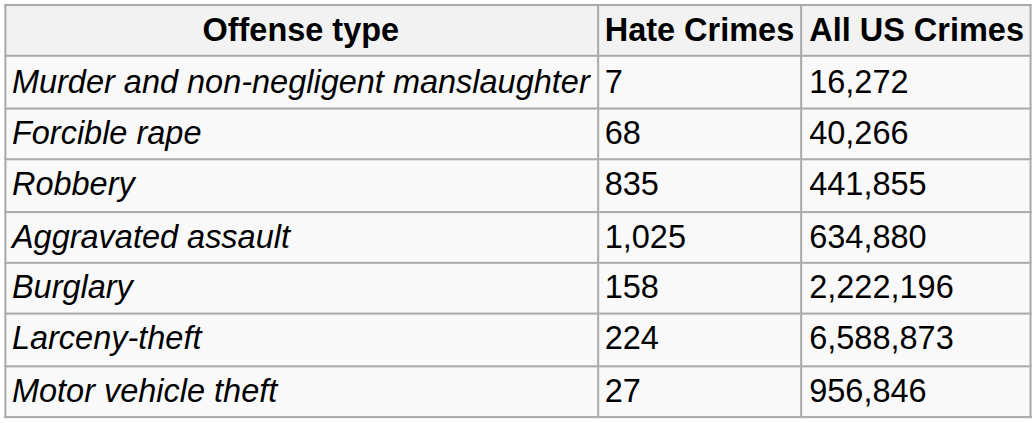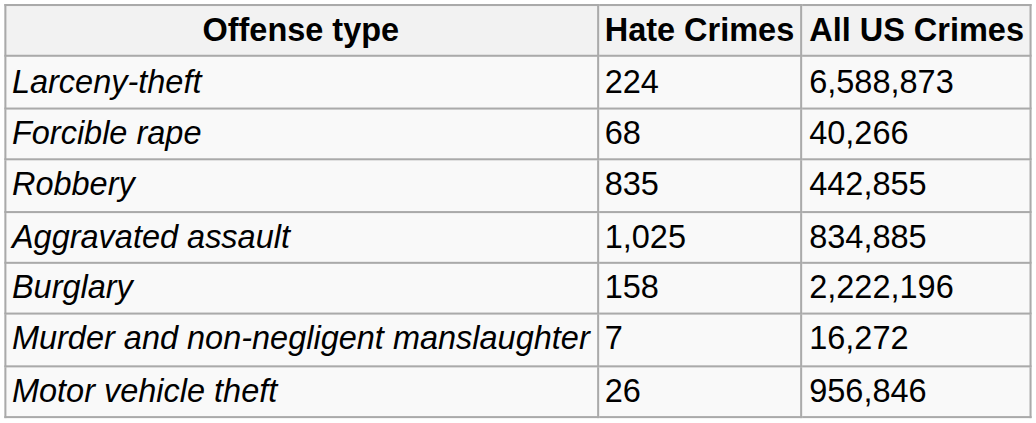rows swapped: (301, 81) <-> (107, 339)
(868, 184) 441,855 -> (868, 184) 442,855
(868, 236) 634,880 -> (868, 236) 834,885
(623, 390) 27 -> (623, 390) 26
